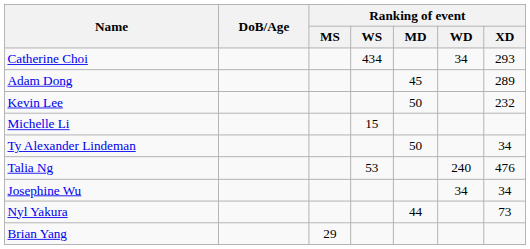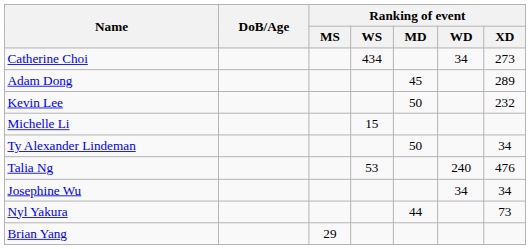(505, 59) 293 -> (505, 59) 273
